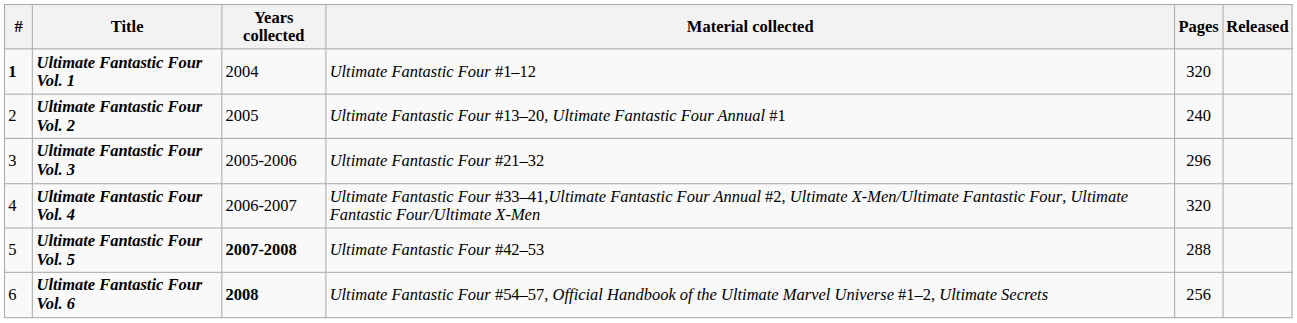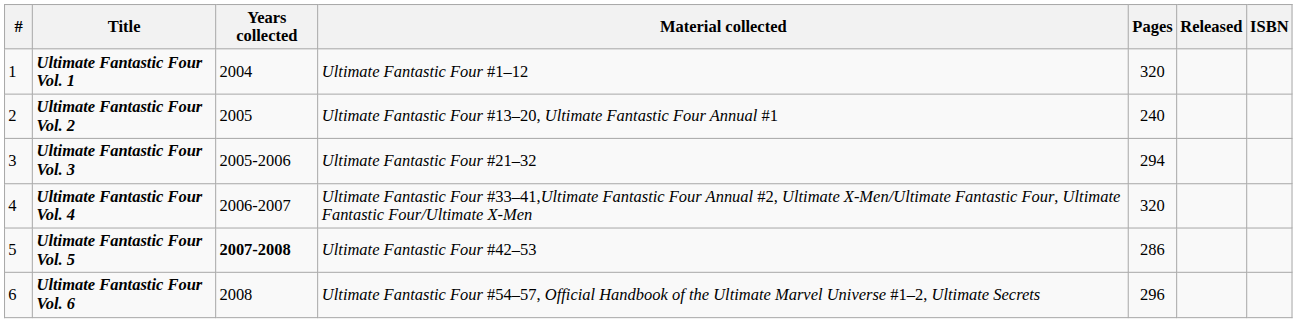+ column: (1269, 26)
(12, 71) bold -> (12, 71) normal
(1199, 160) 296 -> (1152, 160) 294
(1199, 250) 288 -> (1152, 250) 286
(242, 294) bold -> (236, 294) normal
(1199, 294) 256 -> (1152, 294) 296
